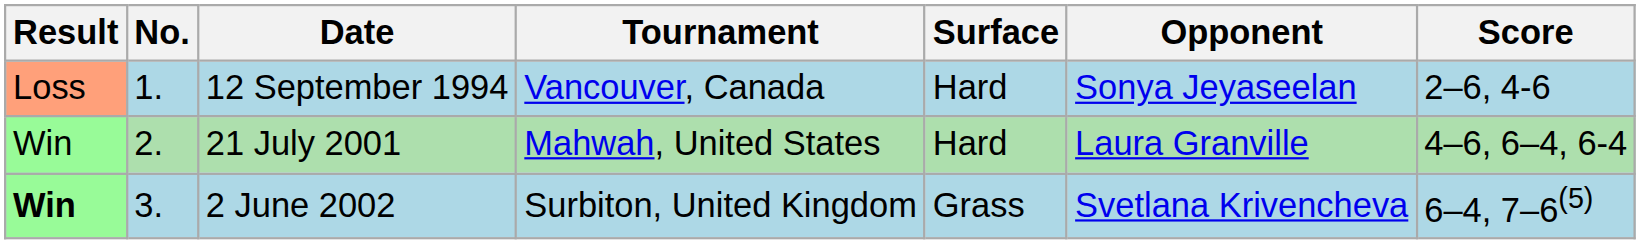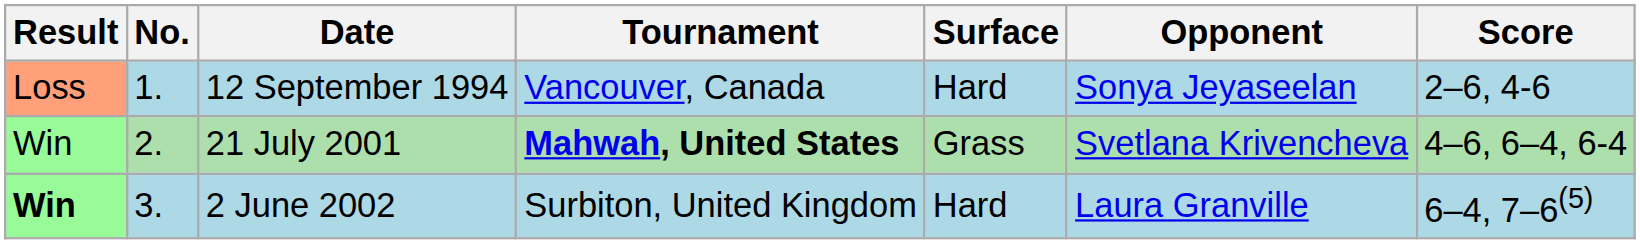(702, 143) normal -> (712, 143) bold
(970, 143) Hard -> (979, 143) Grass
(1192, 143) Laura Granville -> (1242, 143) Svetlana Krivencheva
(979, 204) Grass -> (970, 204) Hard
(1242, 204) Svetlana Krivencheva -> (1192, 204) Laura Granville
